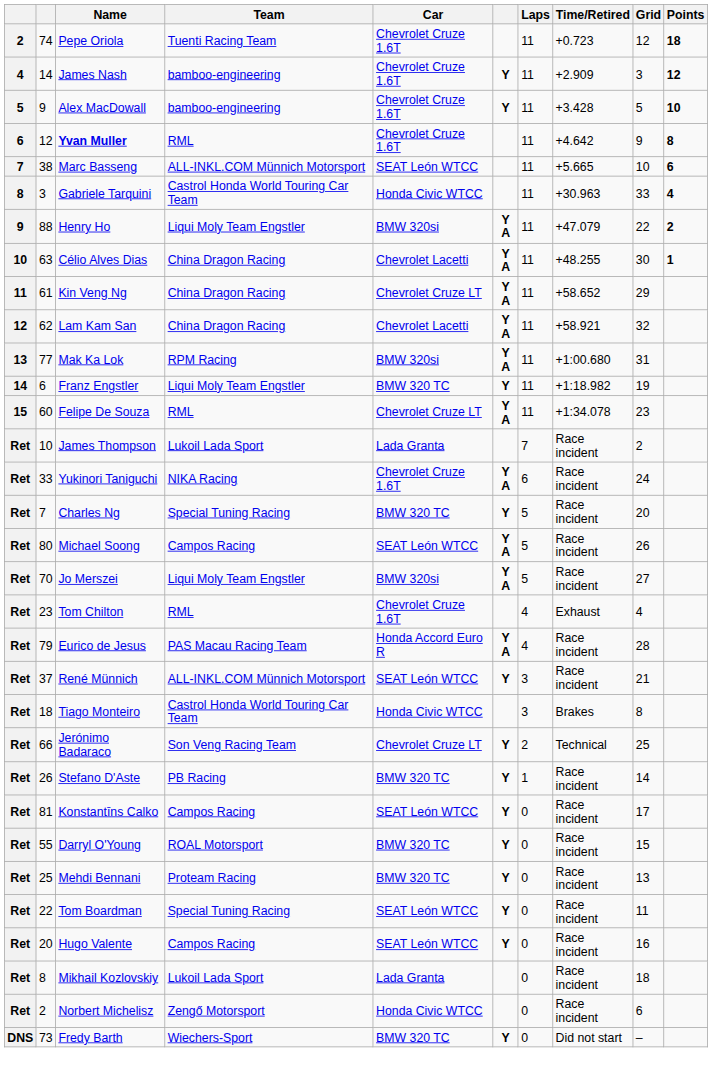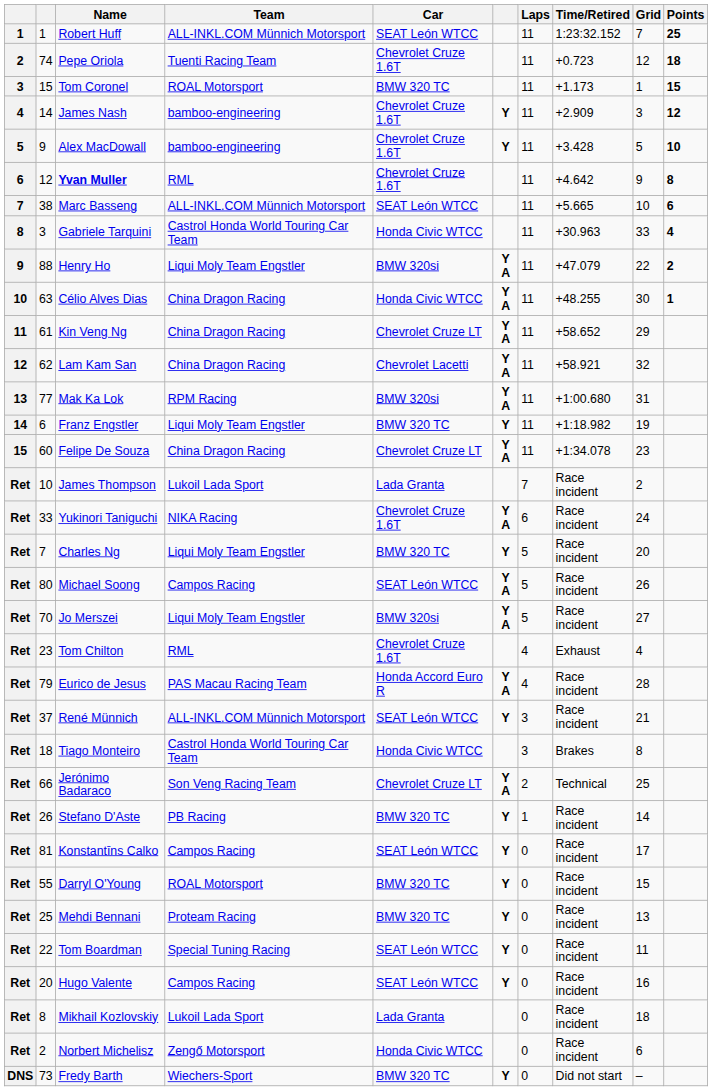+ row: (90, 34)
+ row: (93, 87)
(422, 260) Chevrolet Lacetti -> (429, 299) Honda Civic WTCC
(181, 412) RML -> (226, 451) China Dragon Racing
(229, 512) Special Tuning Racing -> (236, 551) Liqui Moly Team Engstler
(506, 745) Y -> (506, 784) Y A
